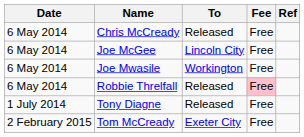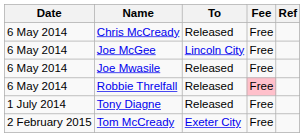(214, 68) Workington -> (209, 68) Released
